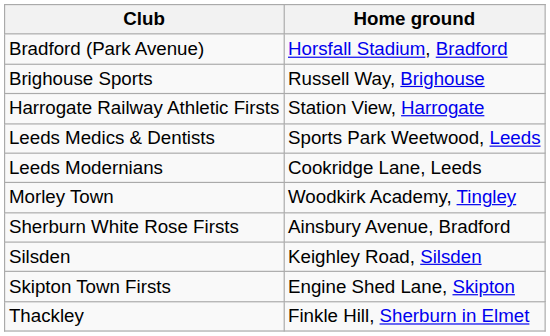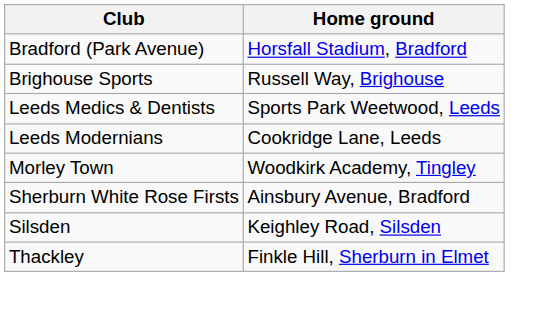- row: (144, 108)
- row: (90, 286)
